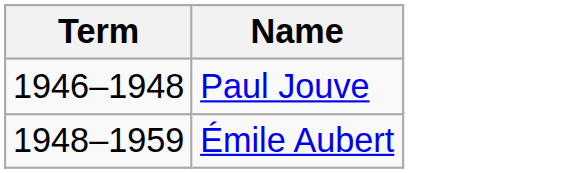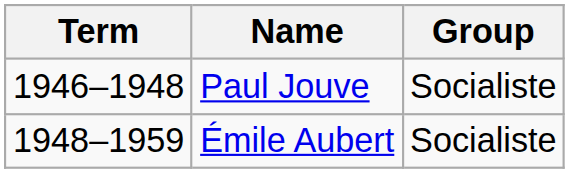+ column: (483, 31)
